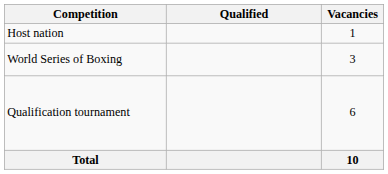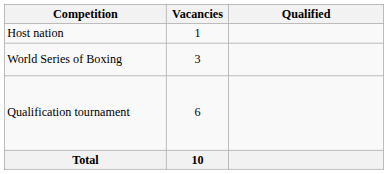columns swapped: (353, 14) <-> (244, 14)
